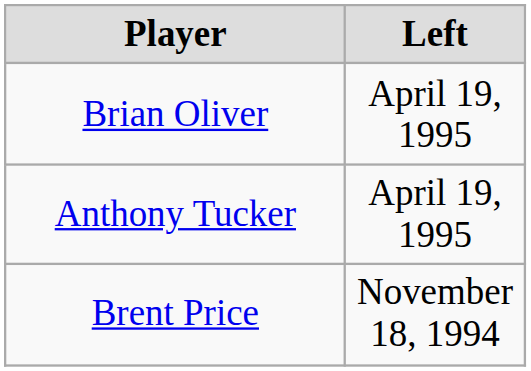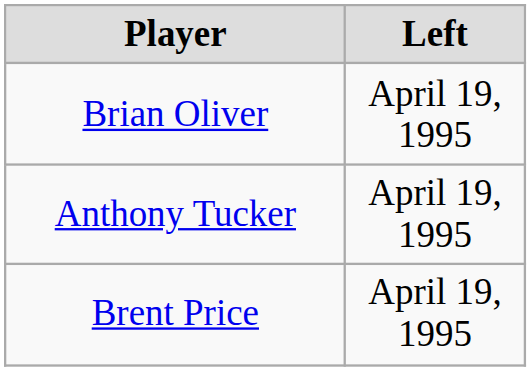(435, 313) November 18, 1994 -> (435, 313) April 19, 1995
